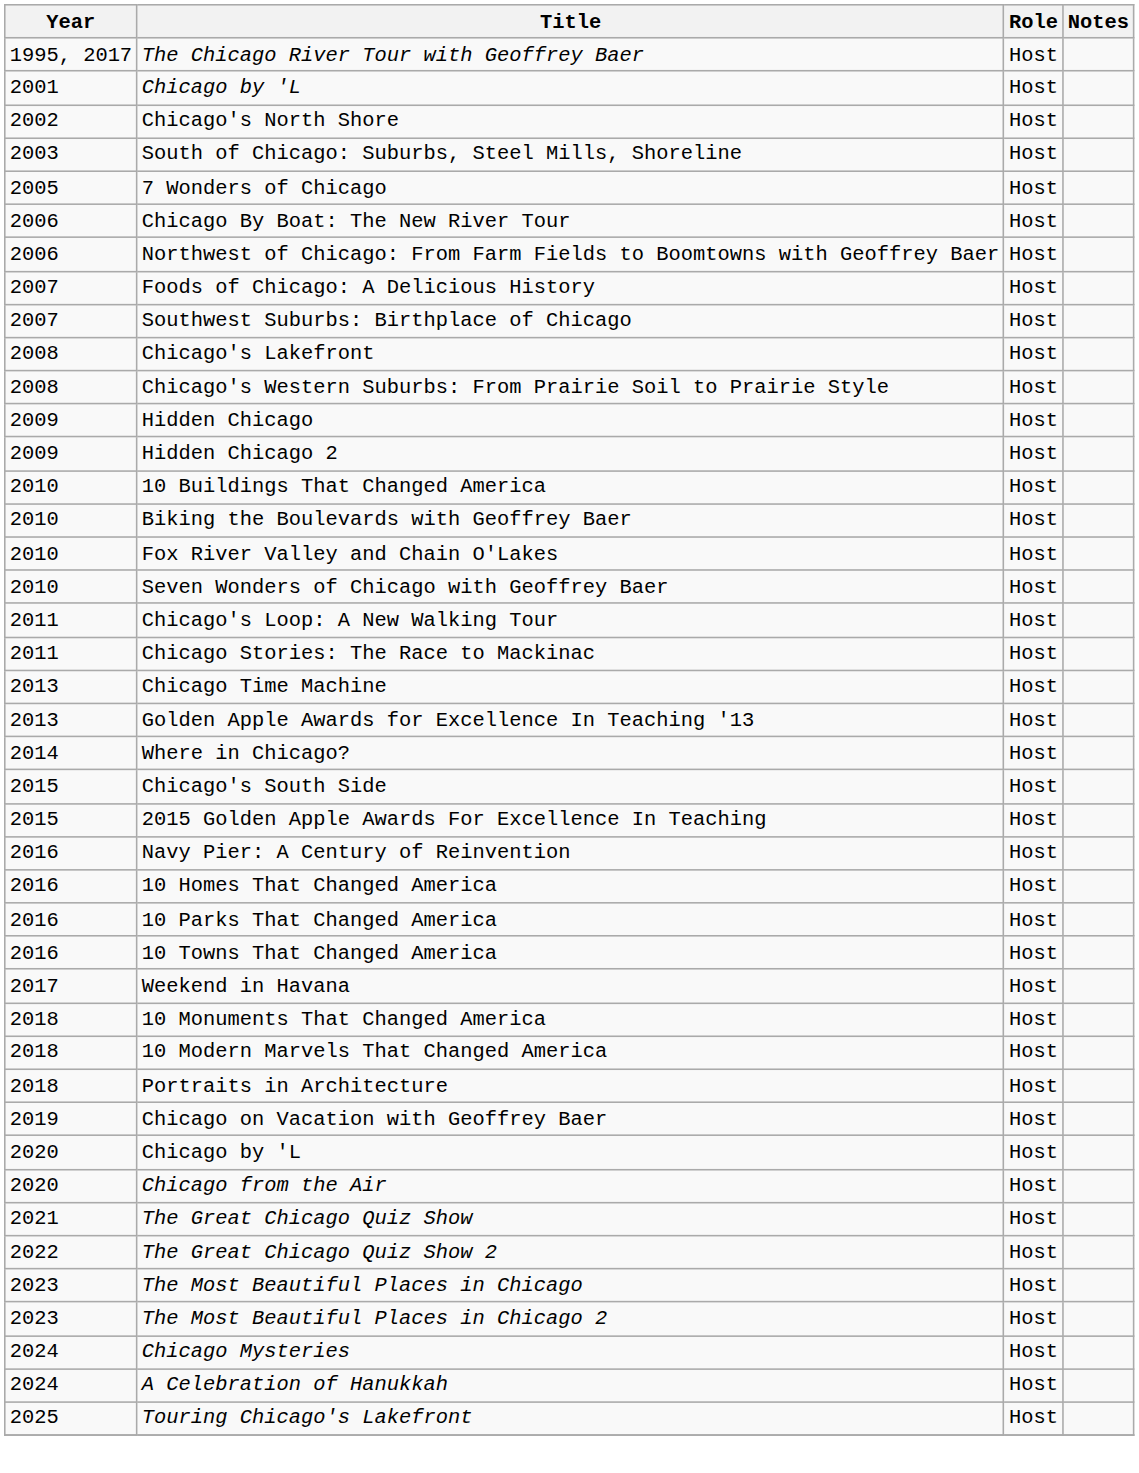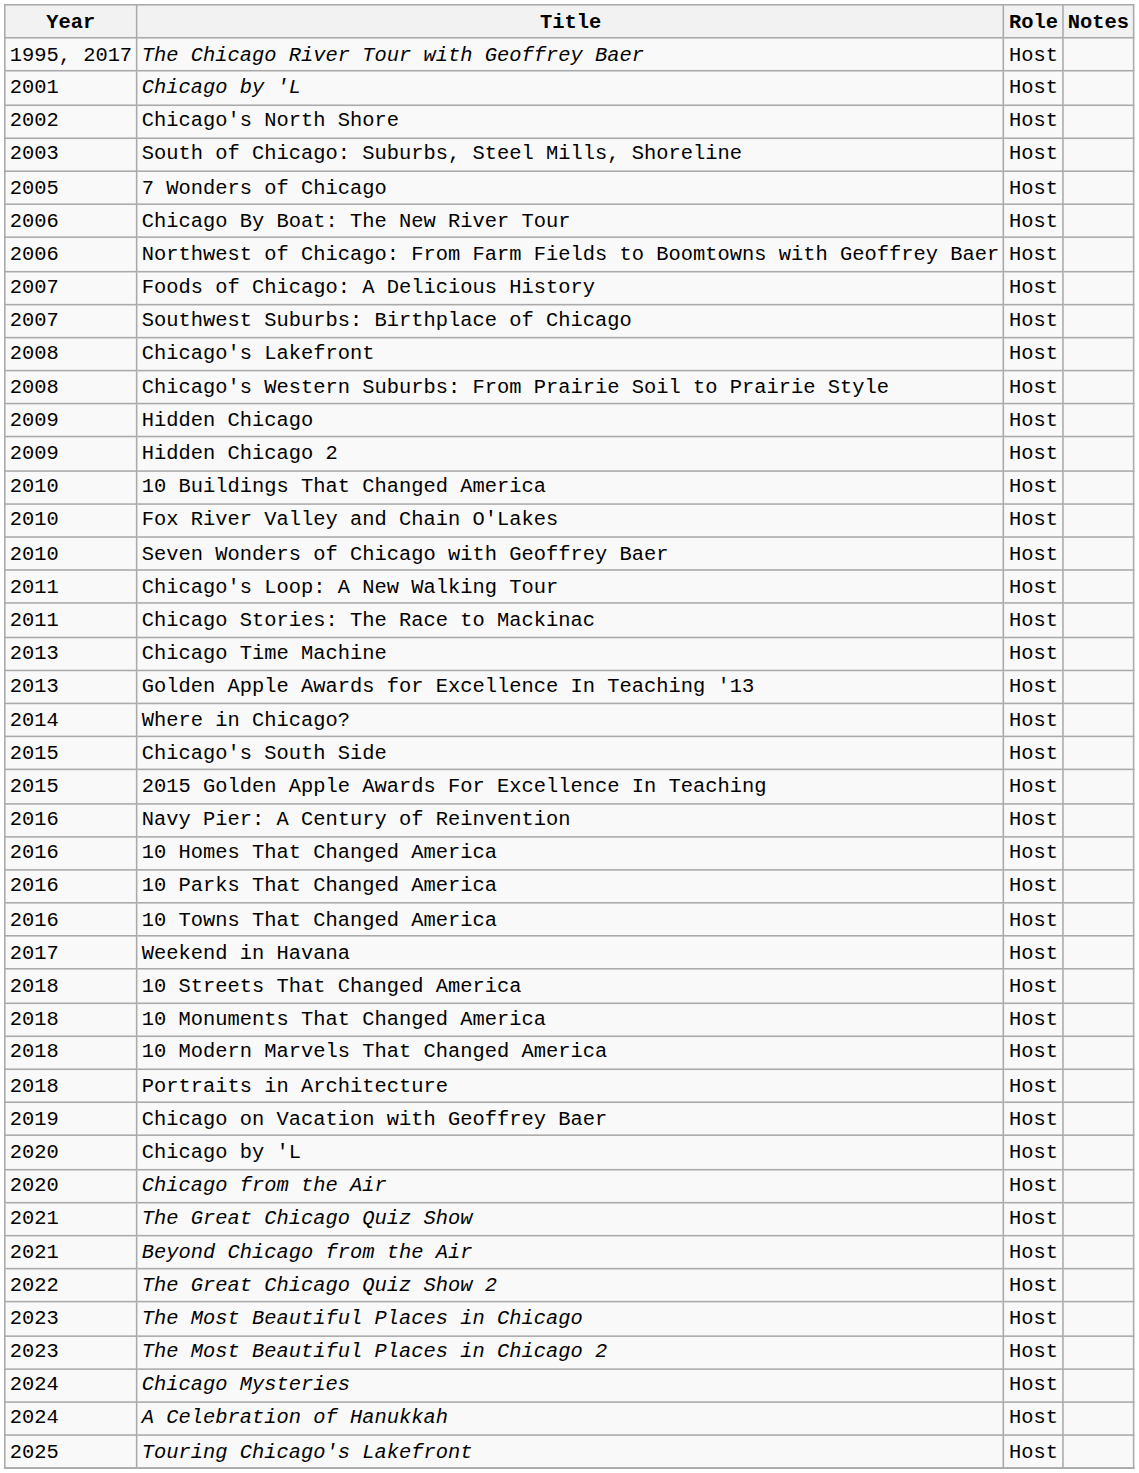- row: (34, 520)
+ row: (34, 986)
+ row: (34, 1252)
